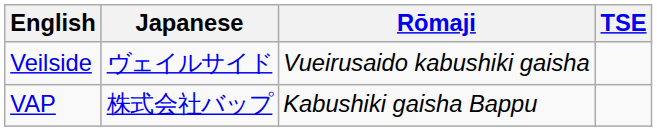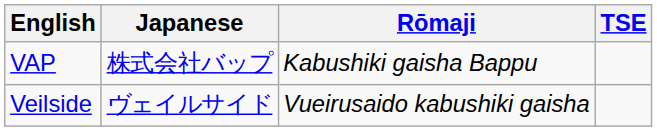rows swapped: (33, 105) <-> (51, 63)
